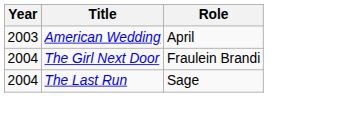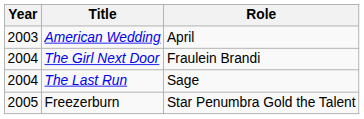+ row: (82, 102)
